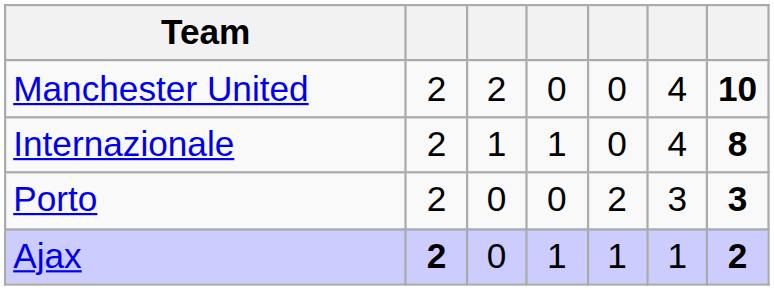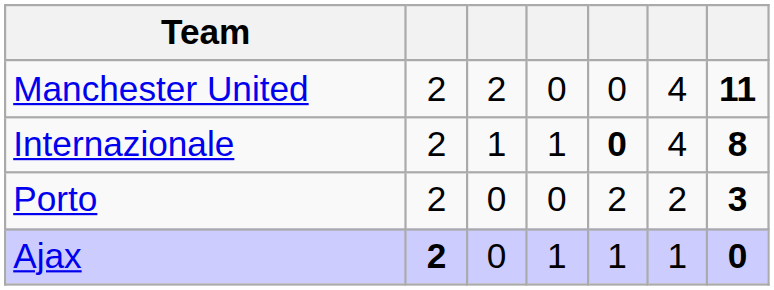(738, 88) 10 -> (738, 88) 11
(617, 144) normal -> (617, 144) bold
(677, 199) 3 -> (677, 199) 2
(738, 255) 2 -> (738, 255) 0
